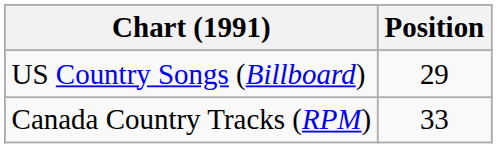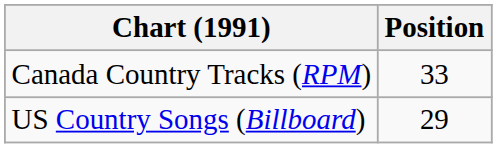rows swapped: (191, 119) <-> (188, 73)
